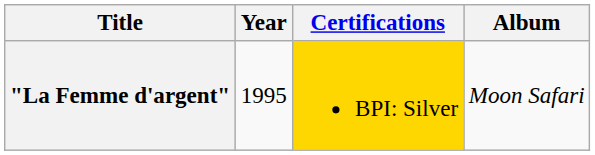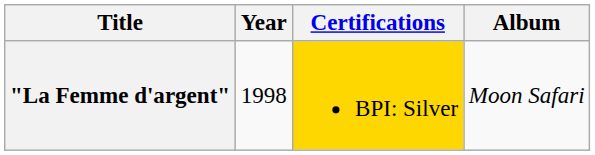(264, 95) 1995 -> (264, 95) 1998
